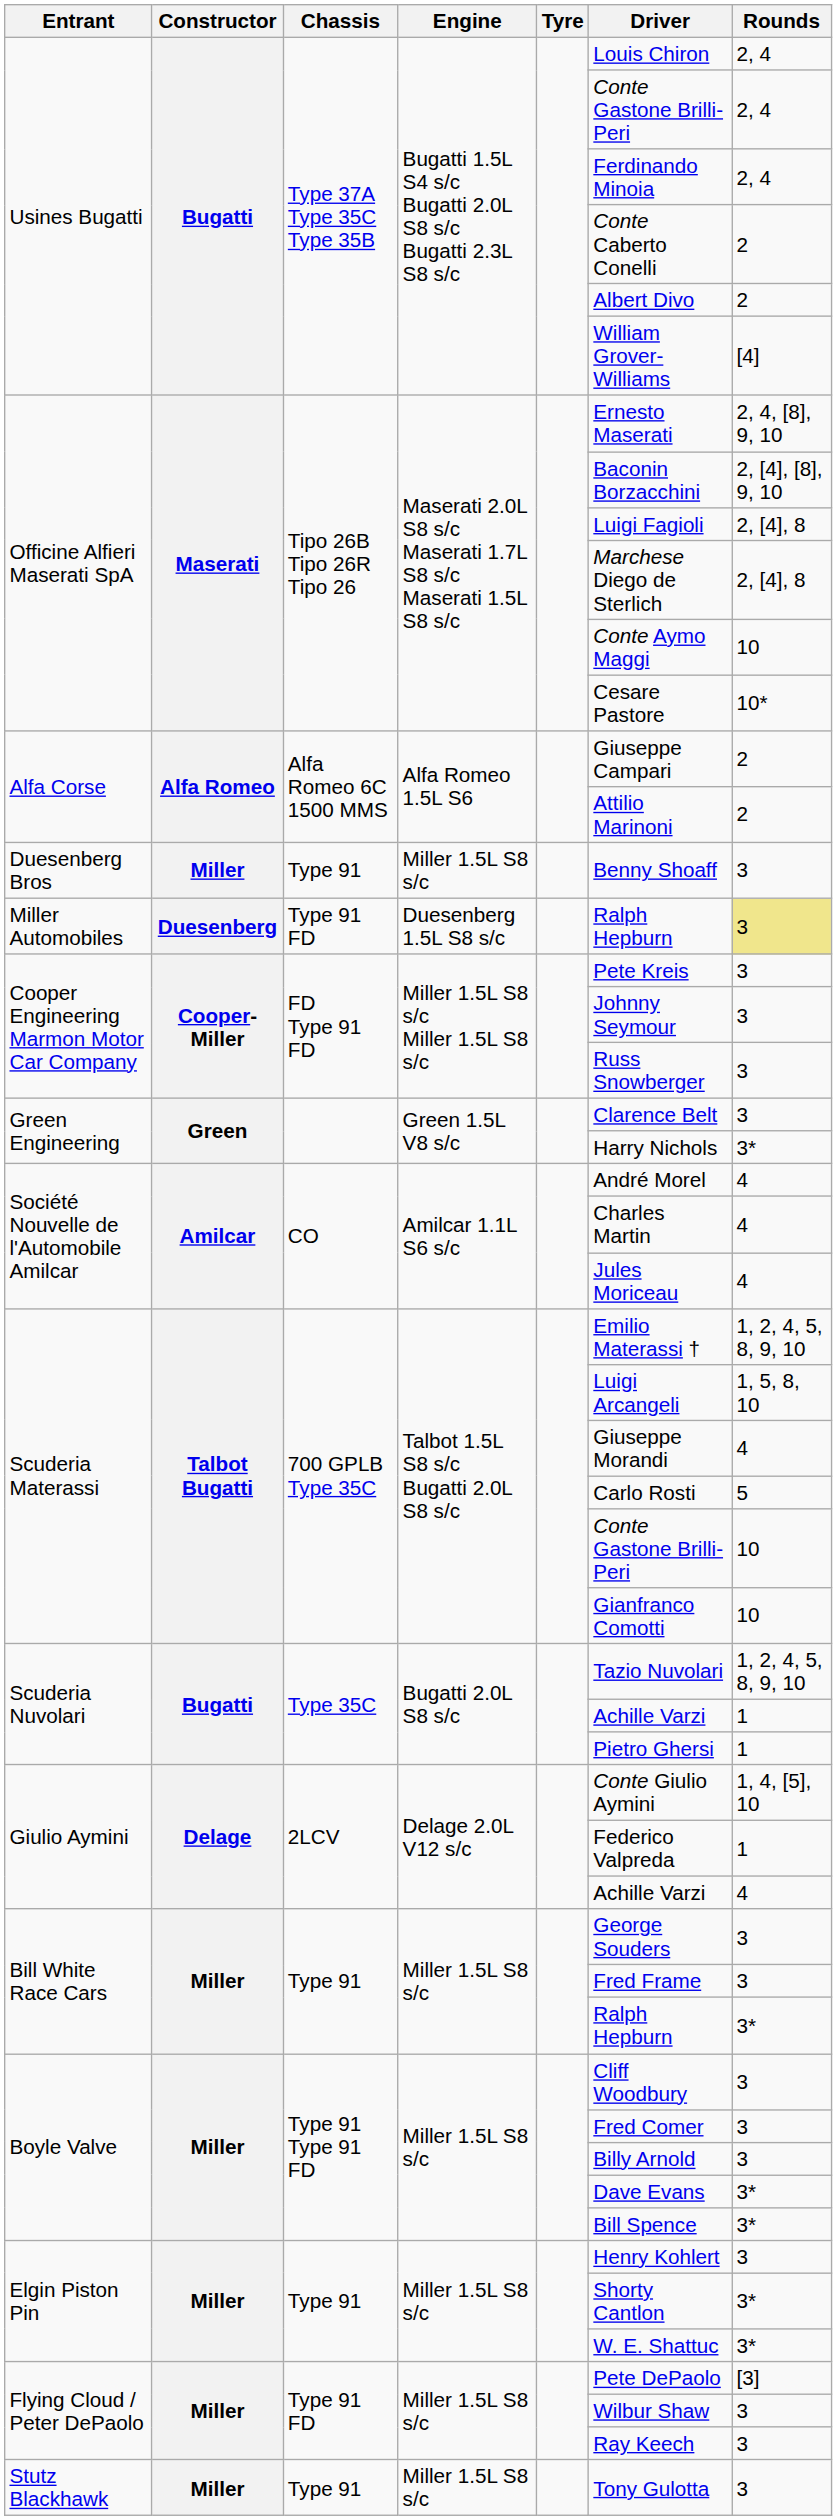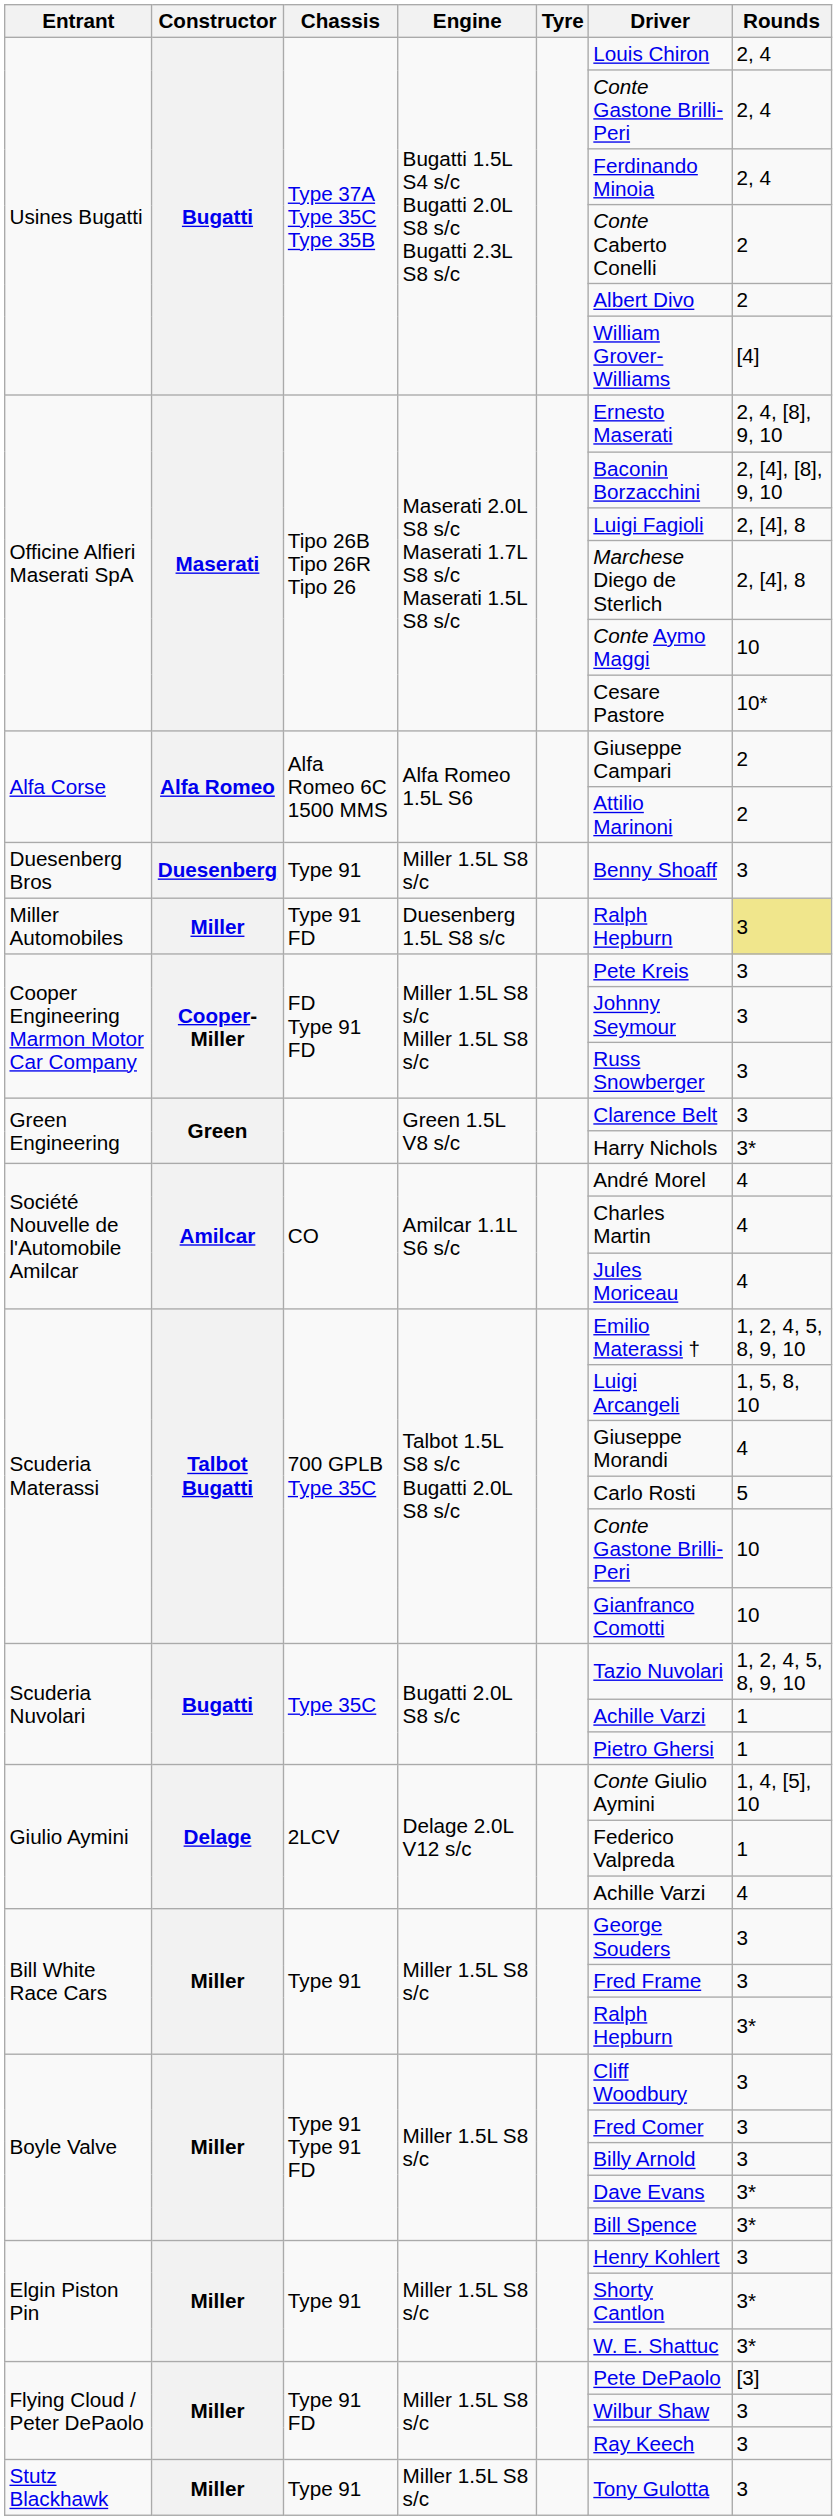(217, 870) Miller -> (217, 870) Duesenberg
(217, 926) Duesenberg -> (217, 926) Miller
